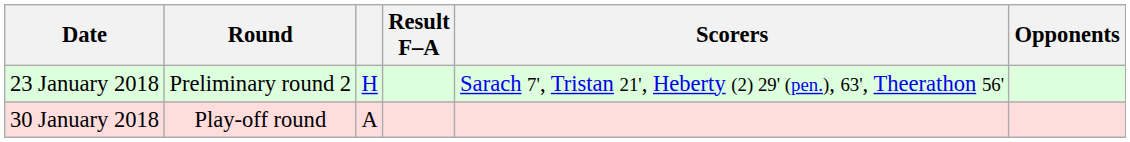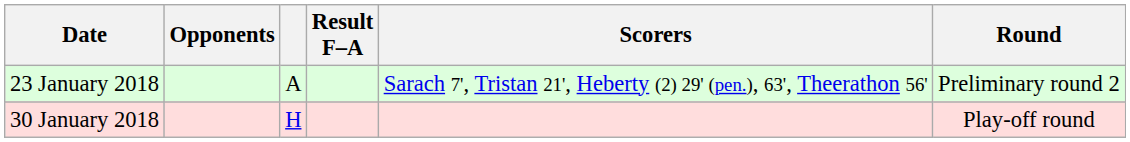columns swapped: (1067, 35) <-> (260, 35)
(370, 83) H -> (293, 83) A
(370, 119) A -> (293, 119) H
